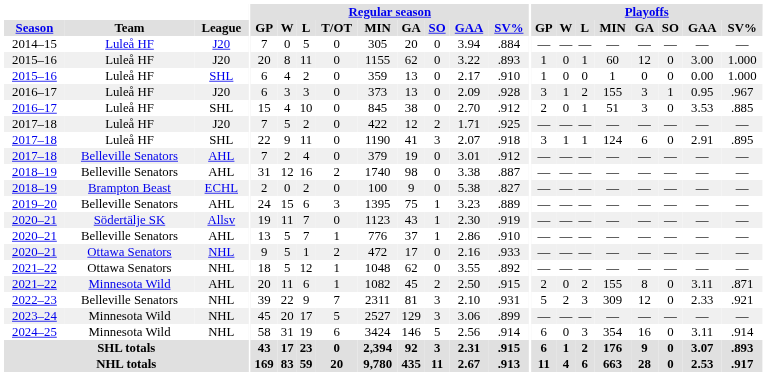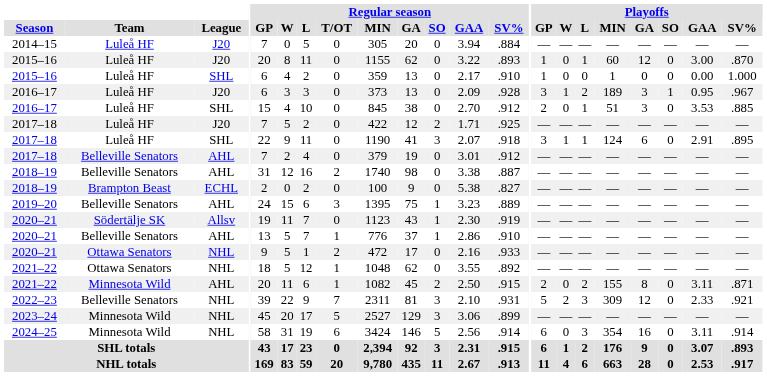(742, 60) 1.000 -> (742, 60) .870
(613, 92) 155 -> (613, 92) 189
